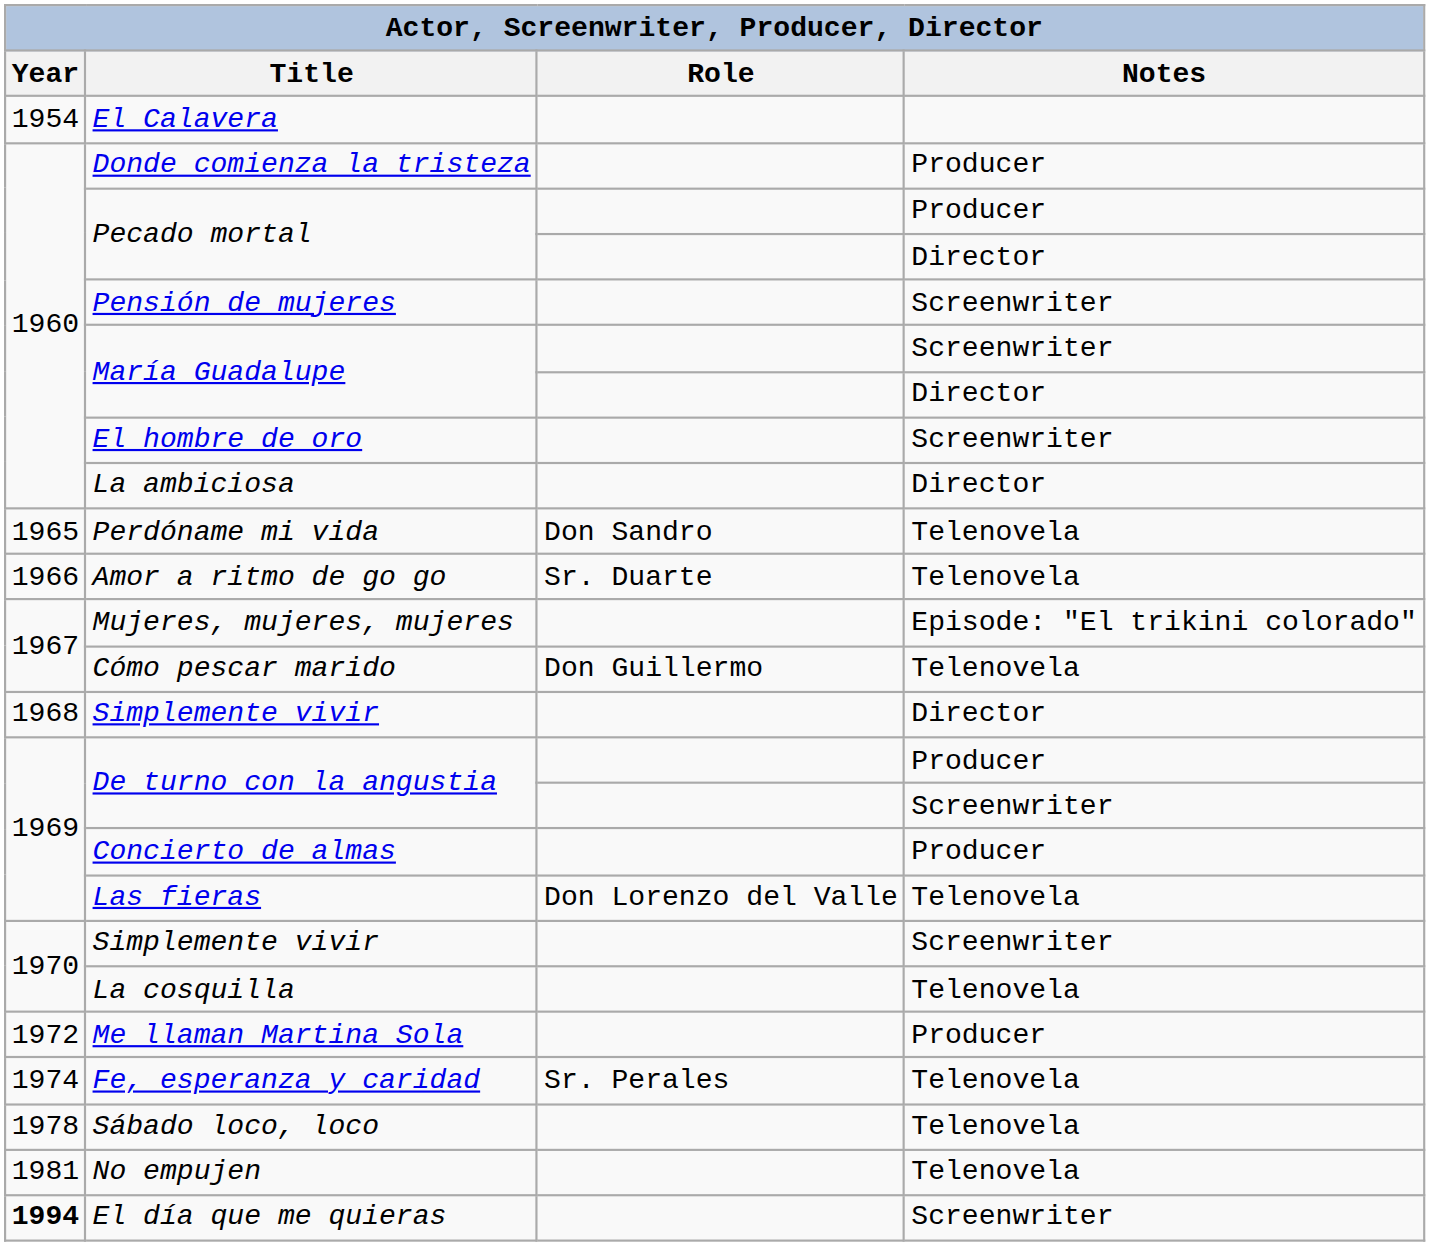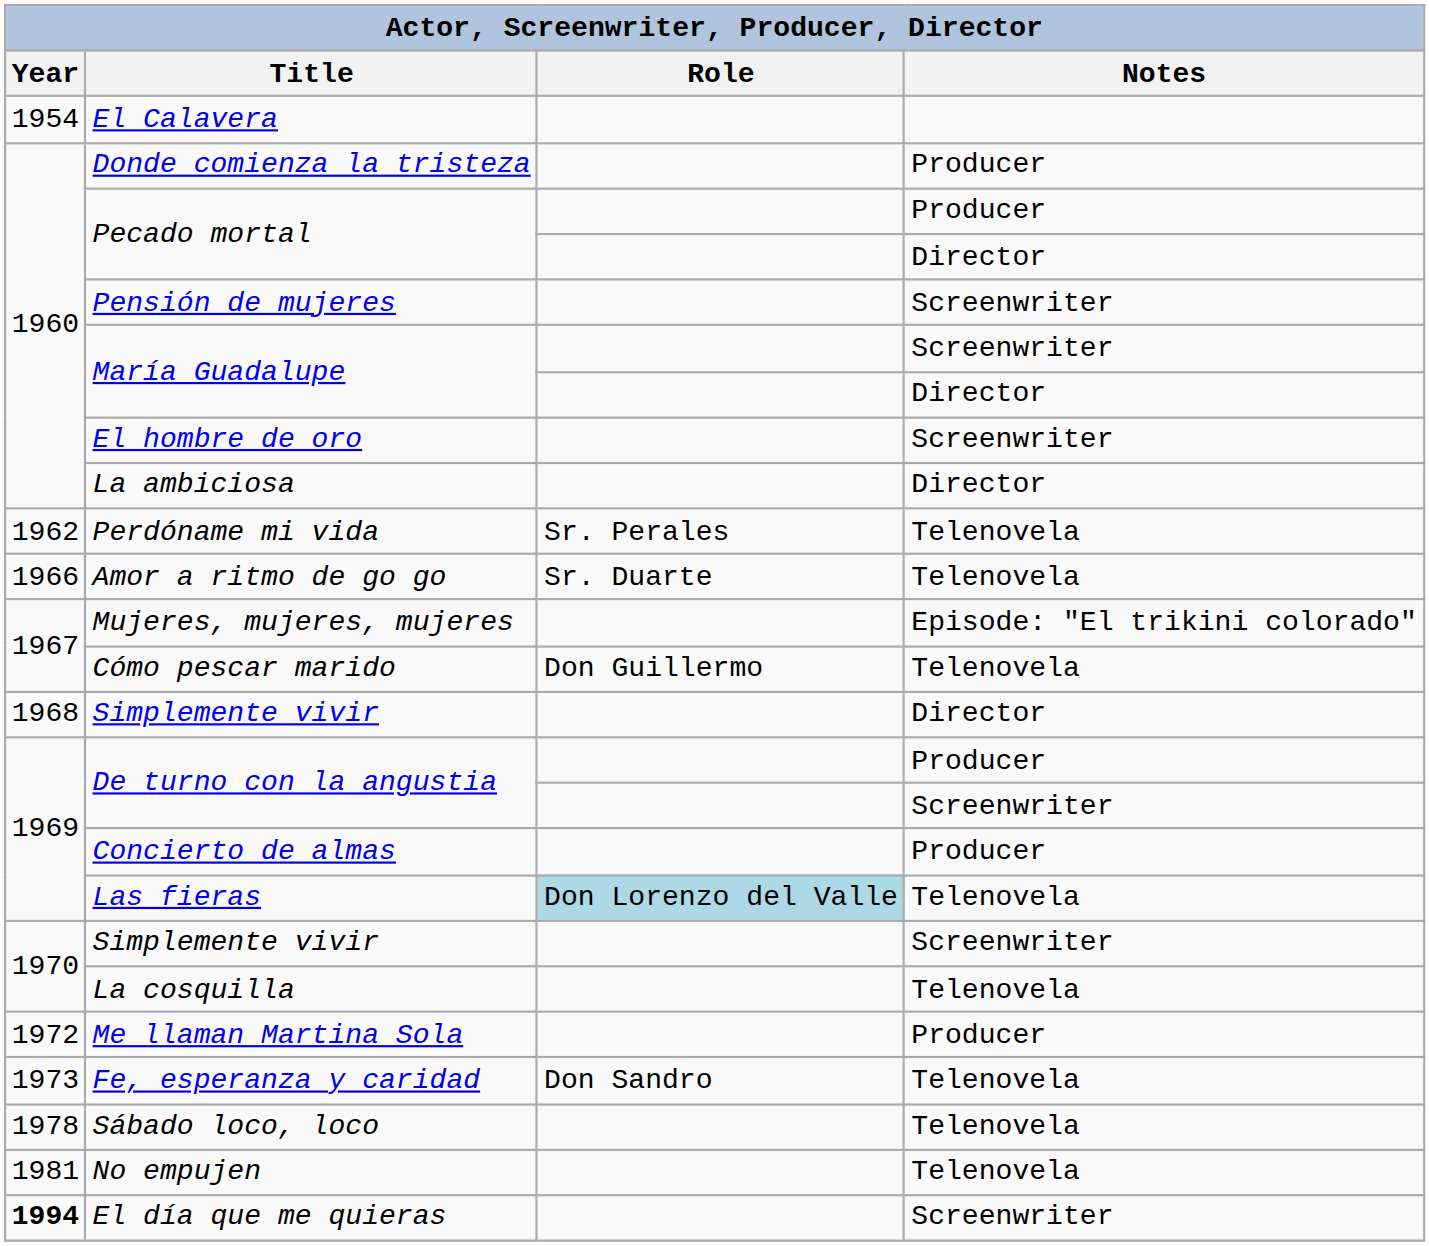(45, 531) 1965 -> (45, 531) 1962
(628, 531) Don Sandro -> (637, 531) Sr. Perales
(721, 897) no background -> (721, 897) lightblue background
(45, 1081) 1974 -> (45, 1081) 1973
(637, 1081) Sr. Perales -> (628, 1081) Don Sandro
